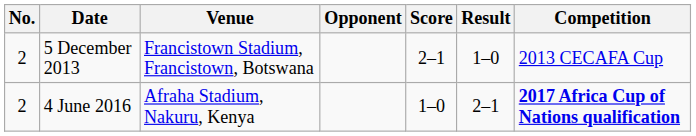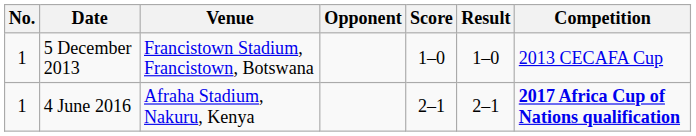(22, 57) 2 -> (22, 57) 1
(431, 57) 2–1 -> (431, 57) 1–0
(22, 106) 2 -> (22, 106) 1
(431, 106) 1–0 -> (431, 106) 2–1
